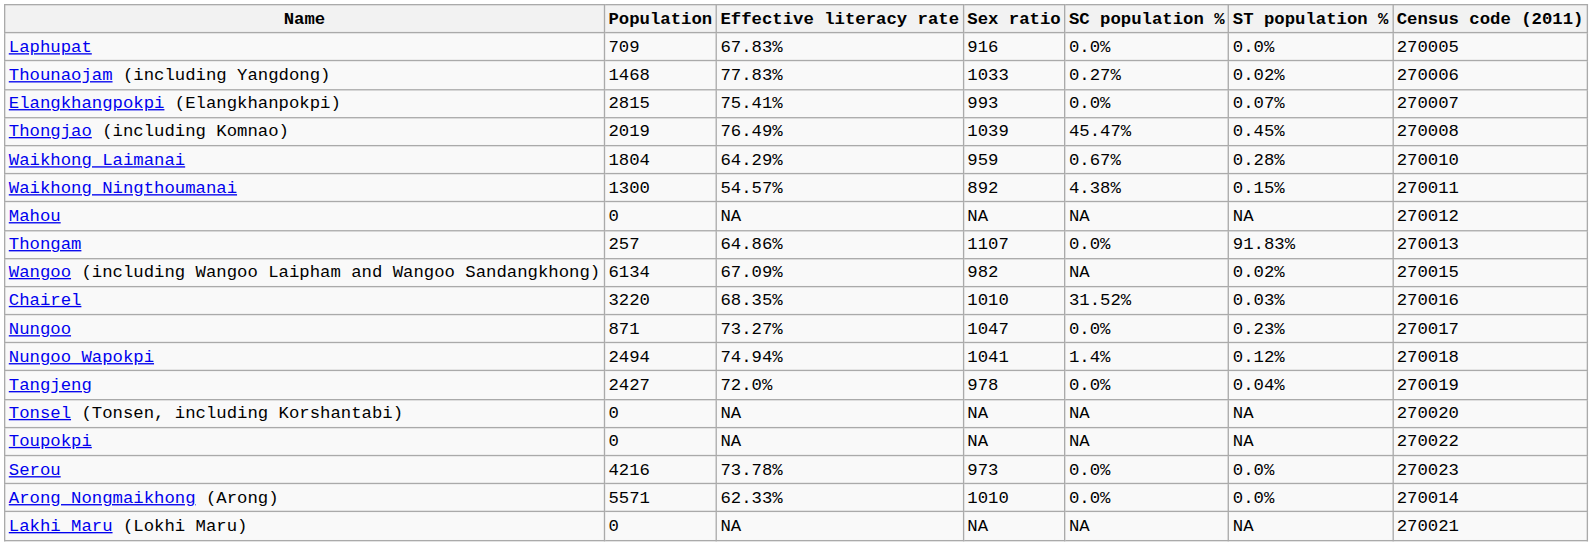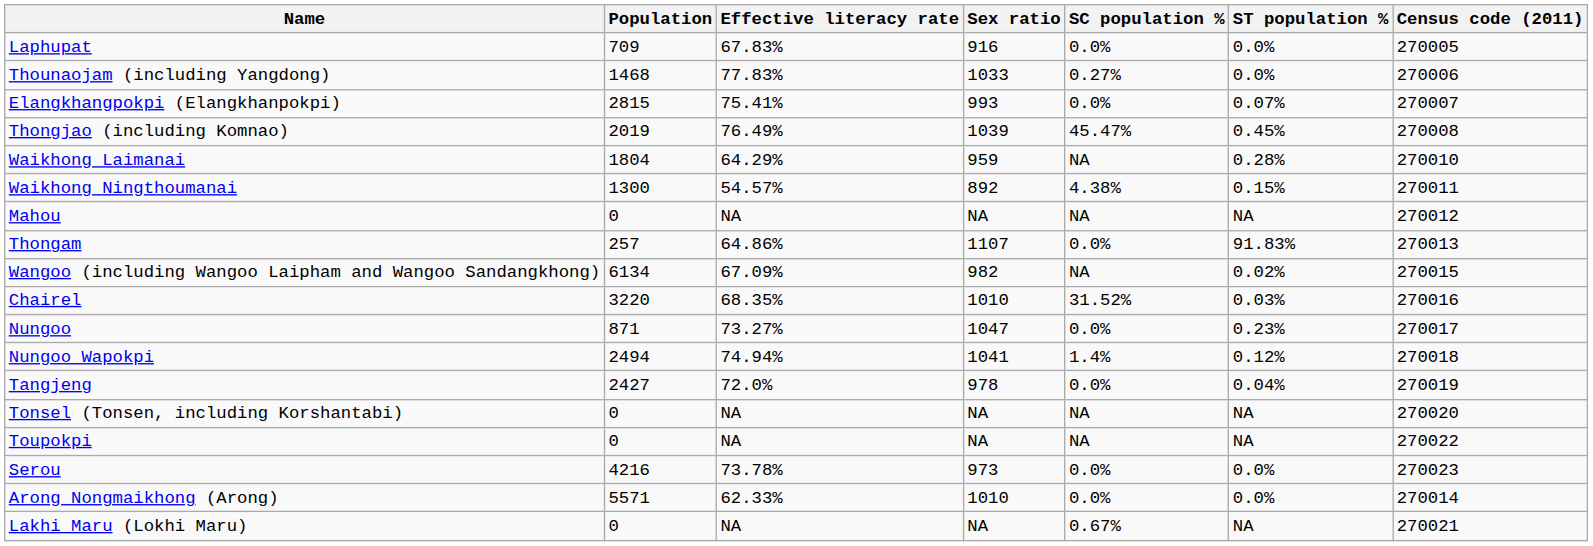(1259, 75) 0.02% -> (1254, 75) 0.0%
(1095, 160) 0.67% -> (1079, 160) NA
(1079, 526) NA -> (1095, 526) 0.67%
